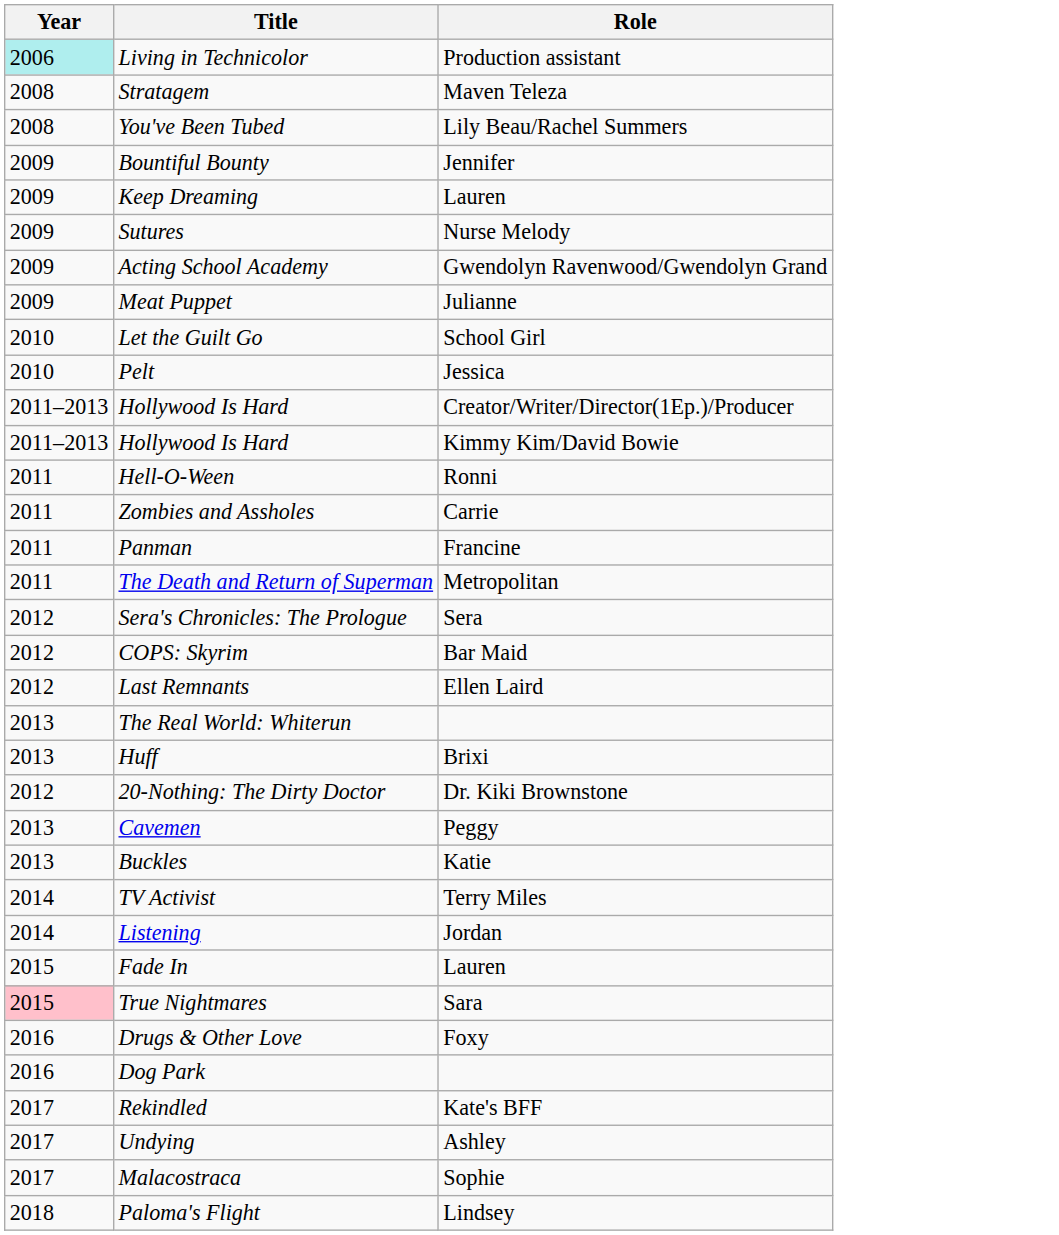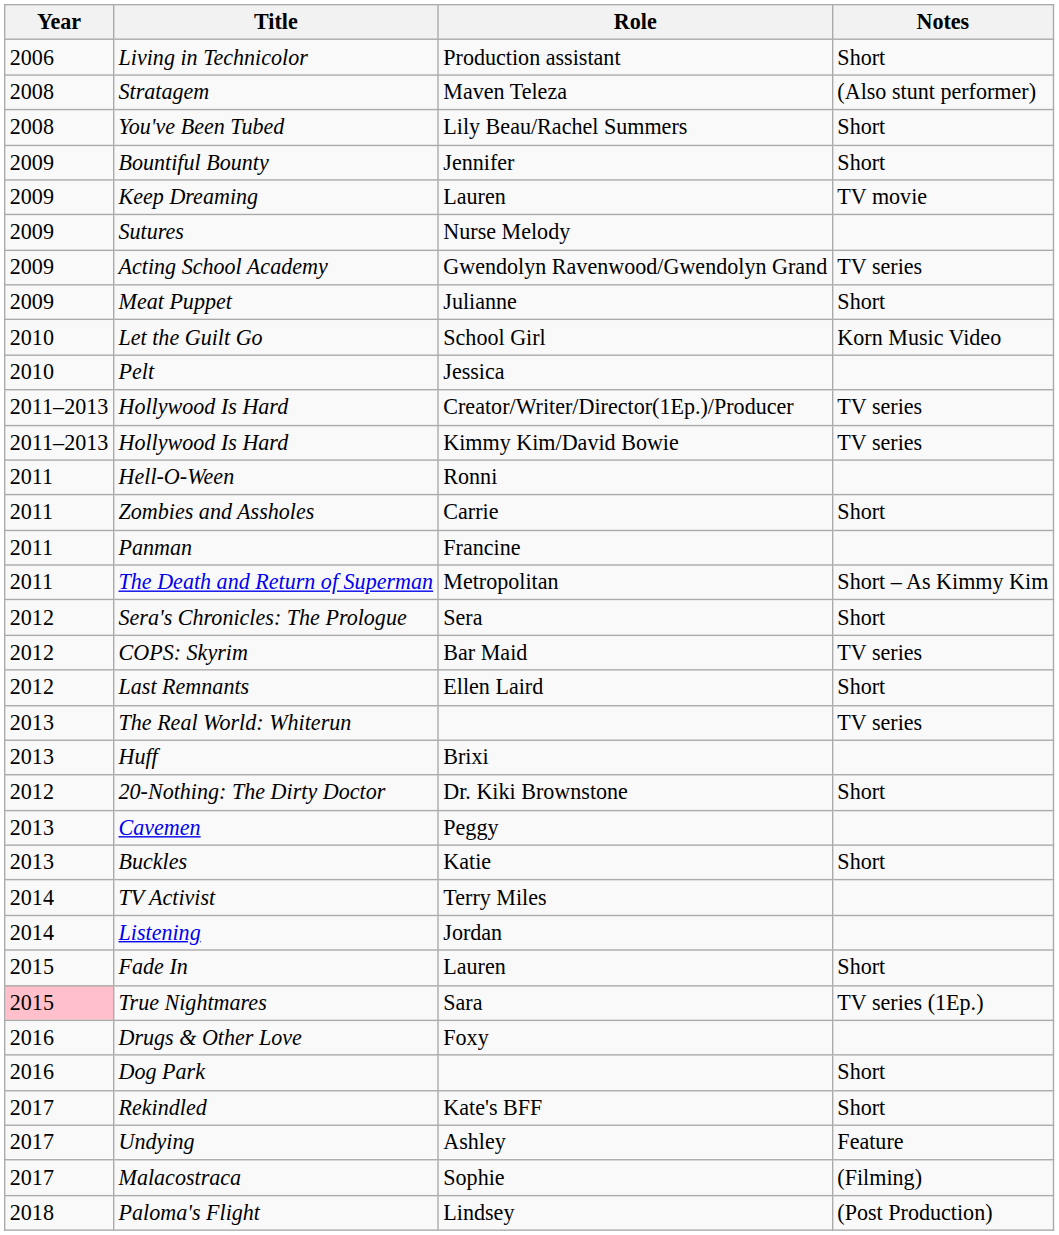+ column: (943, 22)
(32, 57) paleturquoise background -> (32, 57) no background
